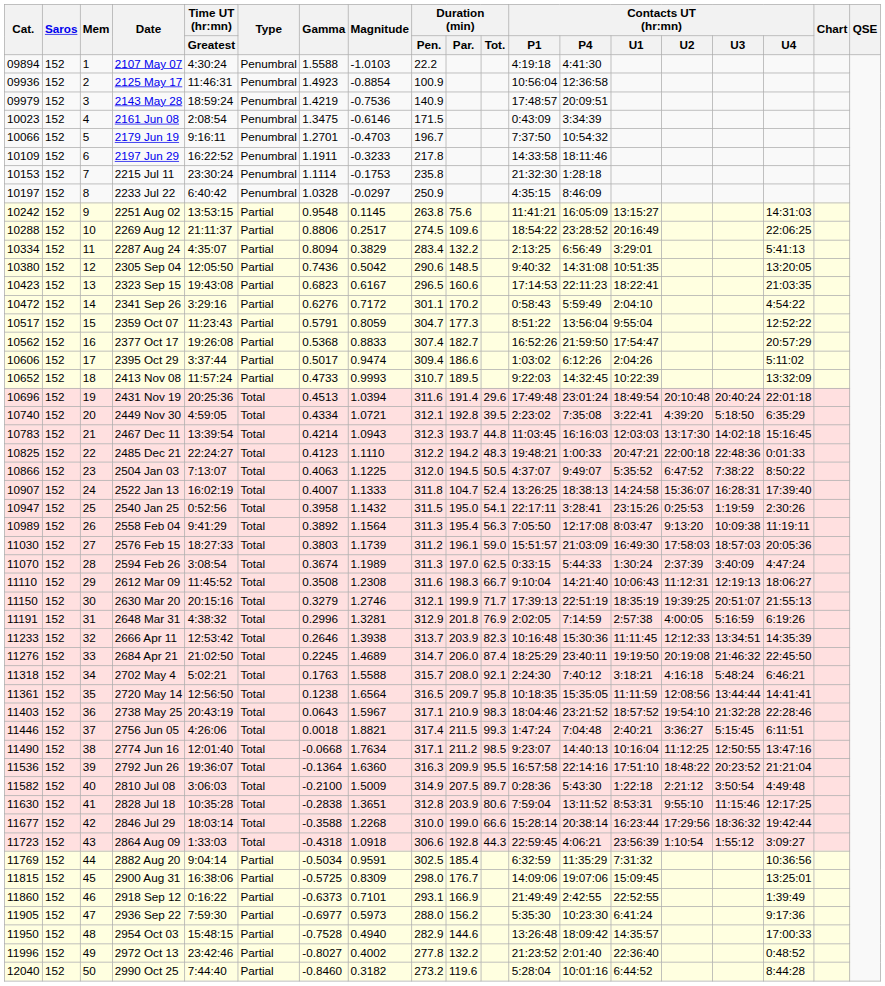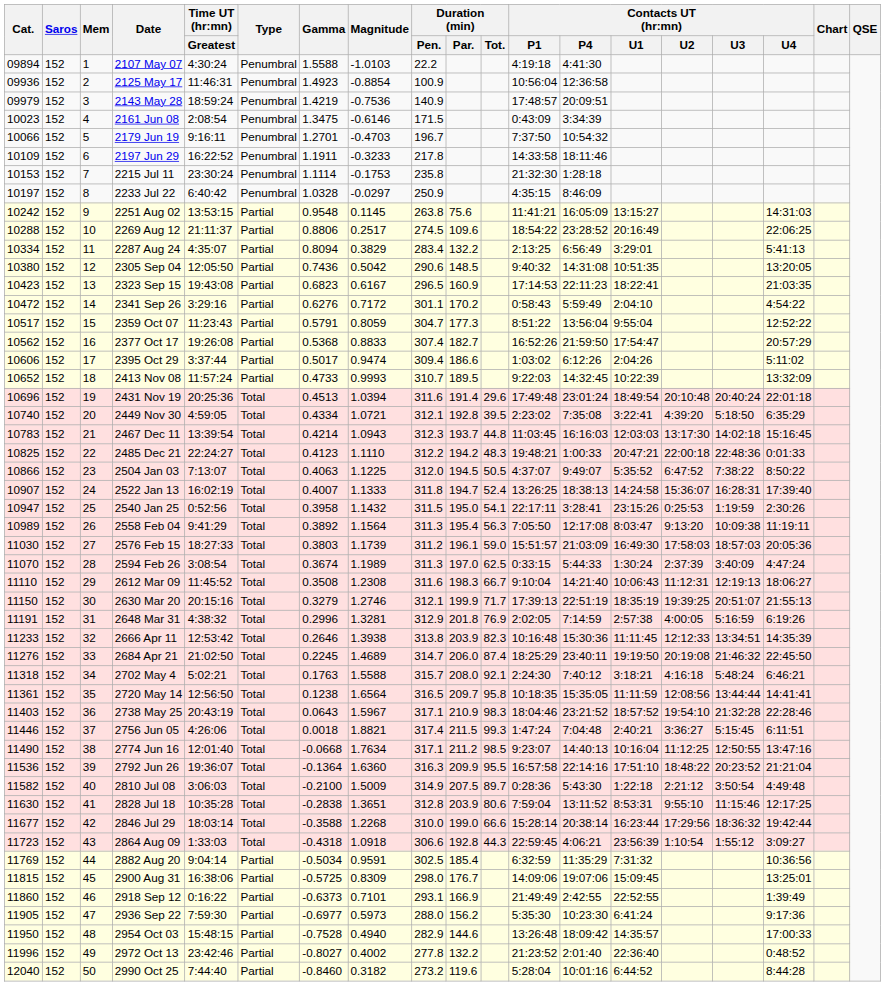(464, 286) 160.6 -> (464, 286) 160.9
(464, 489) 104.7 -> (464, 489) 194.7
(429, 638) 313.7 -> (429, 638) 313.8
